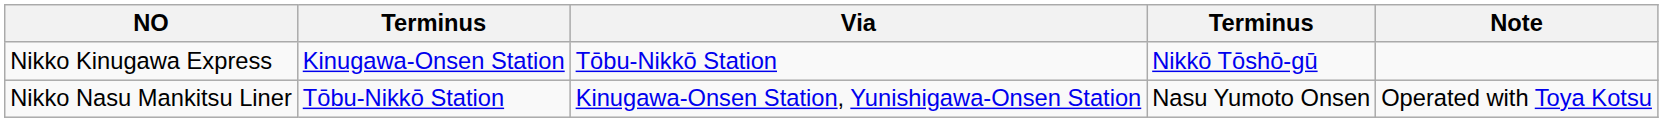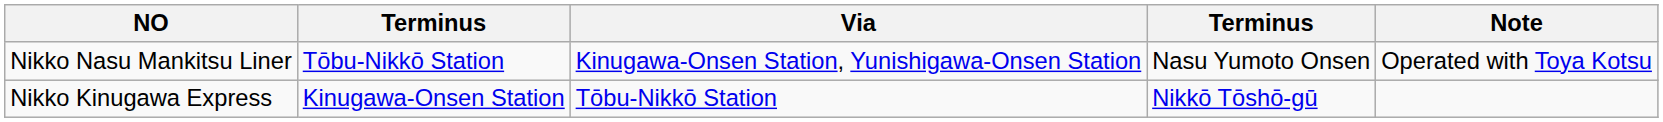rows swapped: (151, 98) <-> (141, 60)
